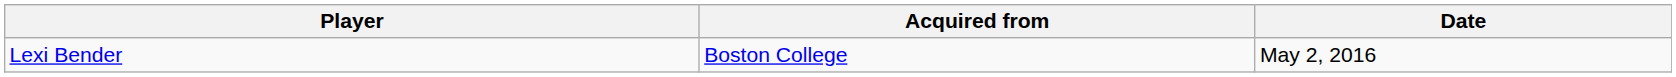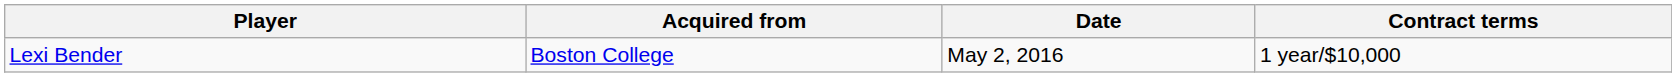+ column: (1463, 21)
